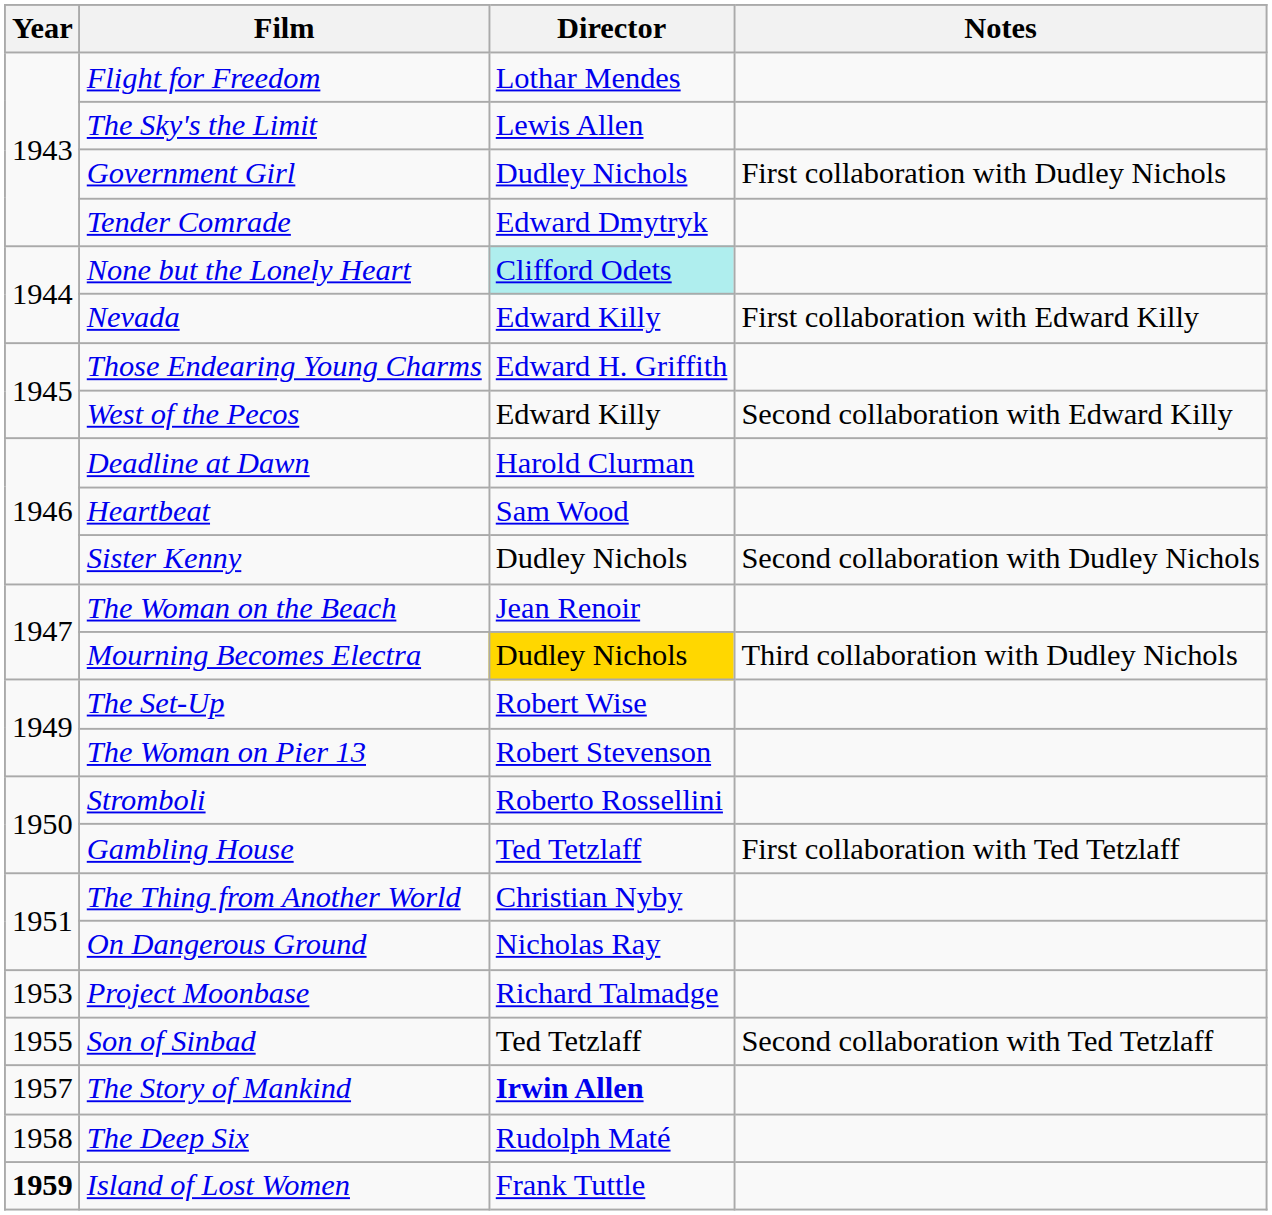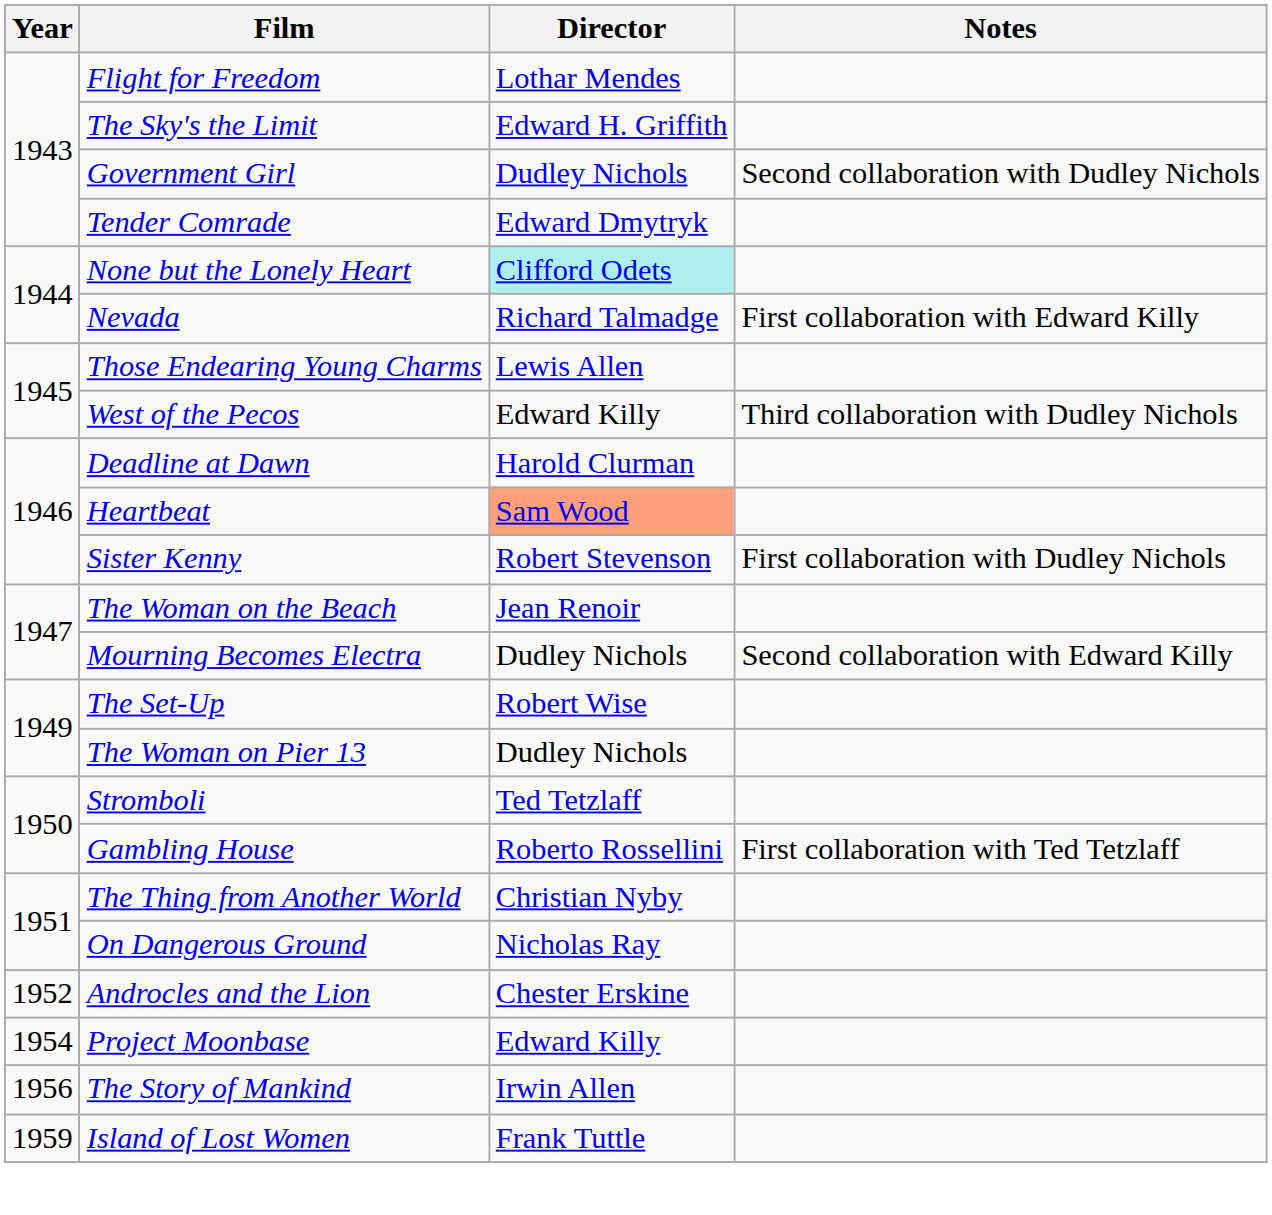(570, 125) Lewis Allen -> (612, 125) Edward H. Griffith
(984, 173) First collaboration with Dudley Nichols -> (1001, 173) Second collaboration with Dudley Nichols
(578, 317) Edward Killy -> (607, 317) Richard Talmadge
(612, 366) Edward H. Griffith -> (570, 366) Lewis Allen
(987, 414) Second collaboration with Edward Killy -> (990, 414) Third collaboration with Dudley Nichols
(562, 510) no background -> (562, 510) lightsalmon background
(592, 558) Dudley Nichols -> (603, 558) Robert Stevenson
(1001, 558) Second collaboration with Dudley Nichols -> (984, 558) First collaboration with Dudley Nichols
(592, 655) gold background -> (592, 655) no background
(990, 655) Third collaboration with Dudley Nichols -> (987, 655) Second collaboration with Edward Killy
(603, 751) Robert Stevenson -> (592, 751) Dudley Nichols
(609, 800) Roberto Rossellini -> (569, 800) Ted Tetzlaff
(569, 848) Ted Tetzlaff -> (609, 848) Roberto Rossellini
+ row: (228, 992)
(42, 992) 1953 -> (42, 1041) 1954
(607, 992) Richard Talmadge -> (578, 1041) Edward Killy
- row: (171, 1041)
(42, 1089) 1957 -> (42, 1089) 1956
(570, 1089) bold -> (565, 1089) normal
- row: (168, 1137)
(42, 1185) bold -> (42, 1137) normal
